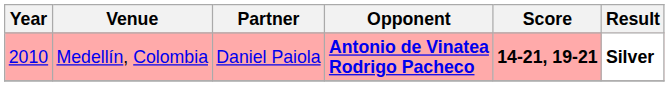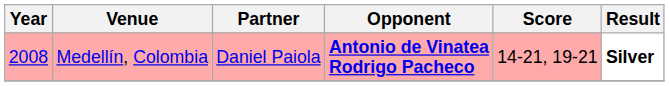(28, 57) 2010 -> (28, 57) 2008
(547, 57) bold -> (547, 57) normal
